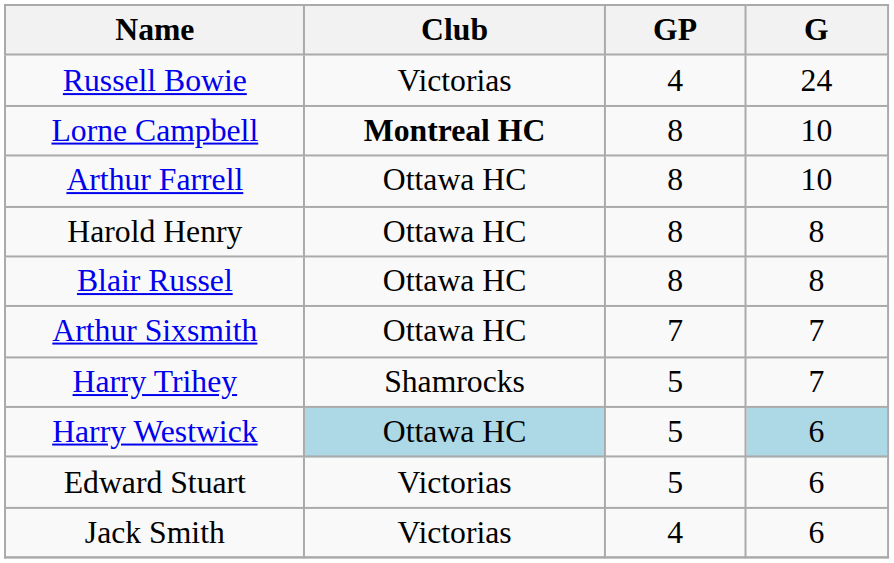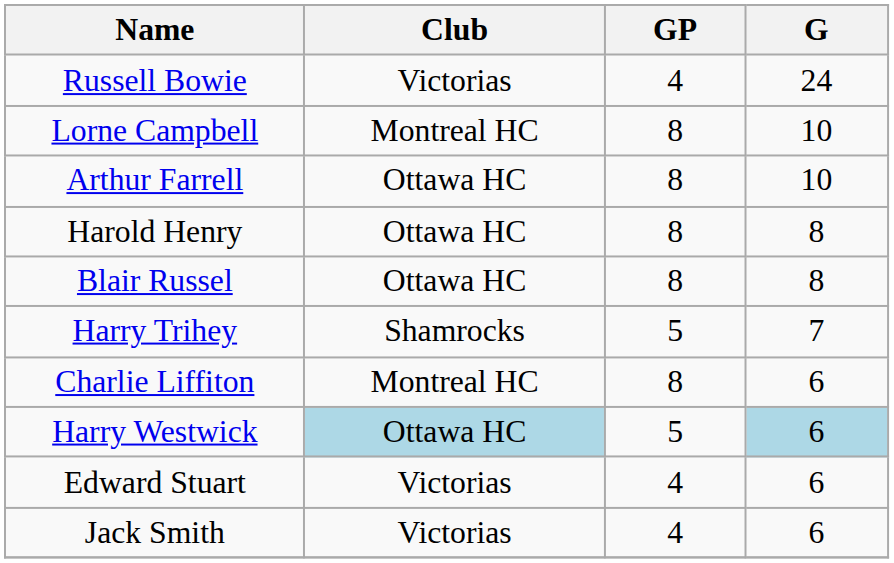(455, 130) bold -> (455, 130) normal
- row: (155, 331)
+ row: (155, 381)
(675, 481) 5 -> (675, 481) 4
